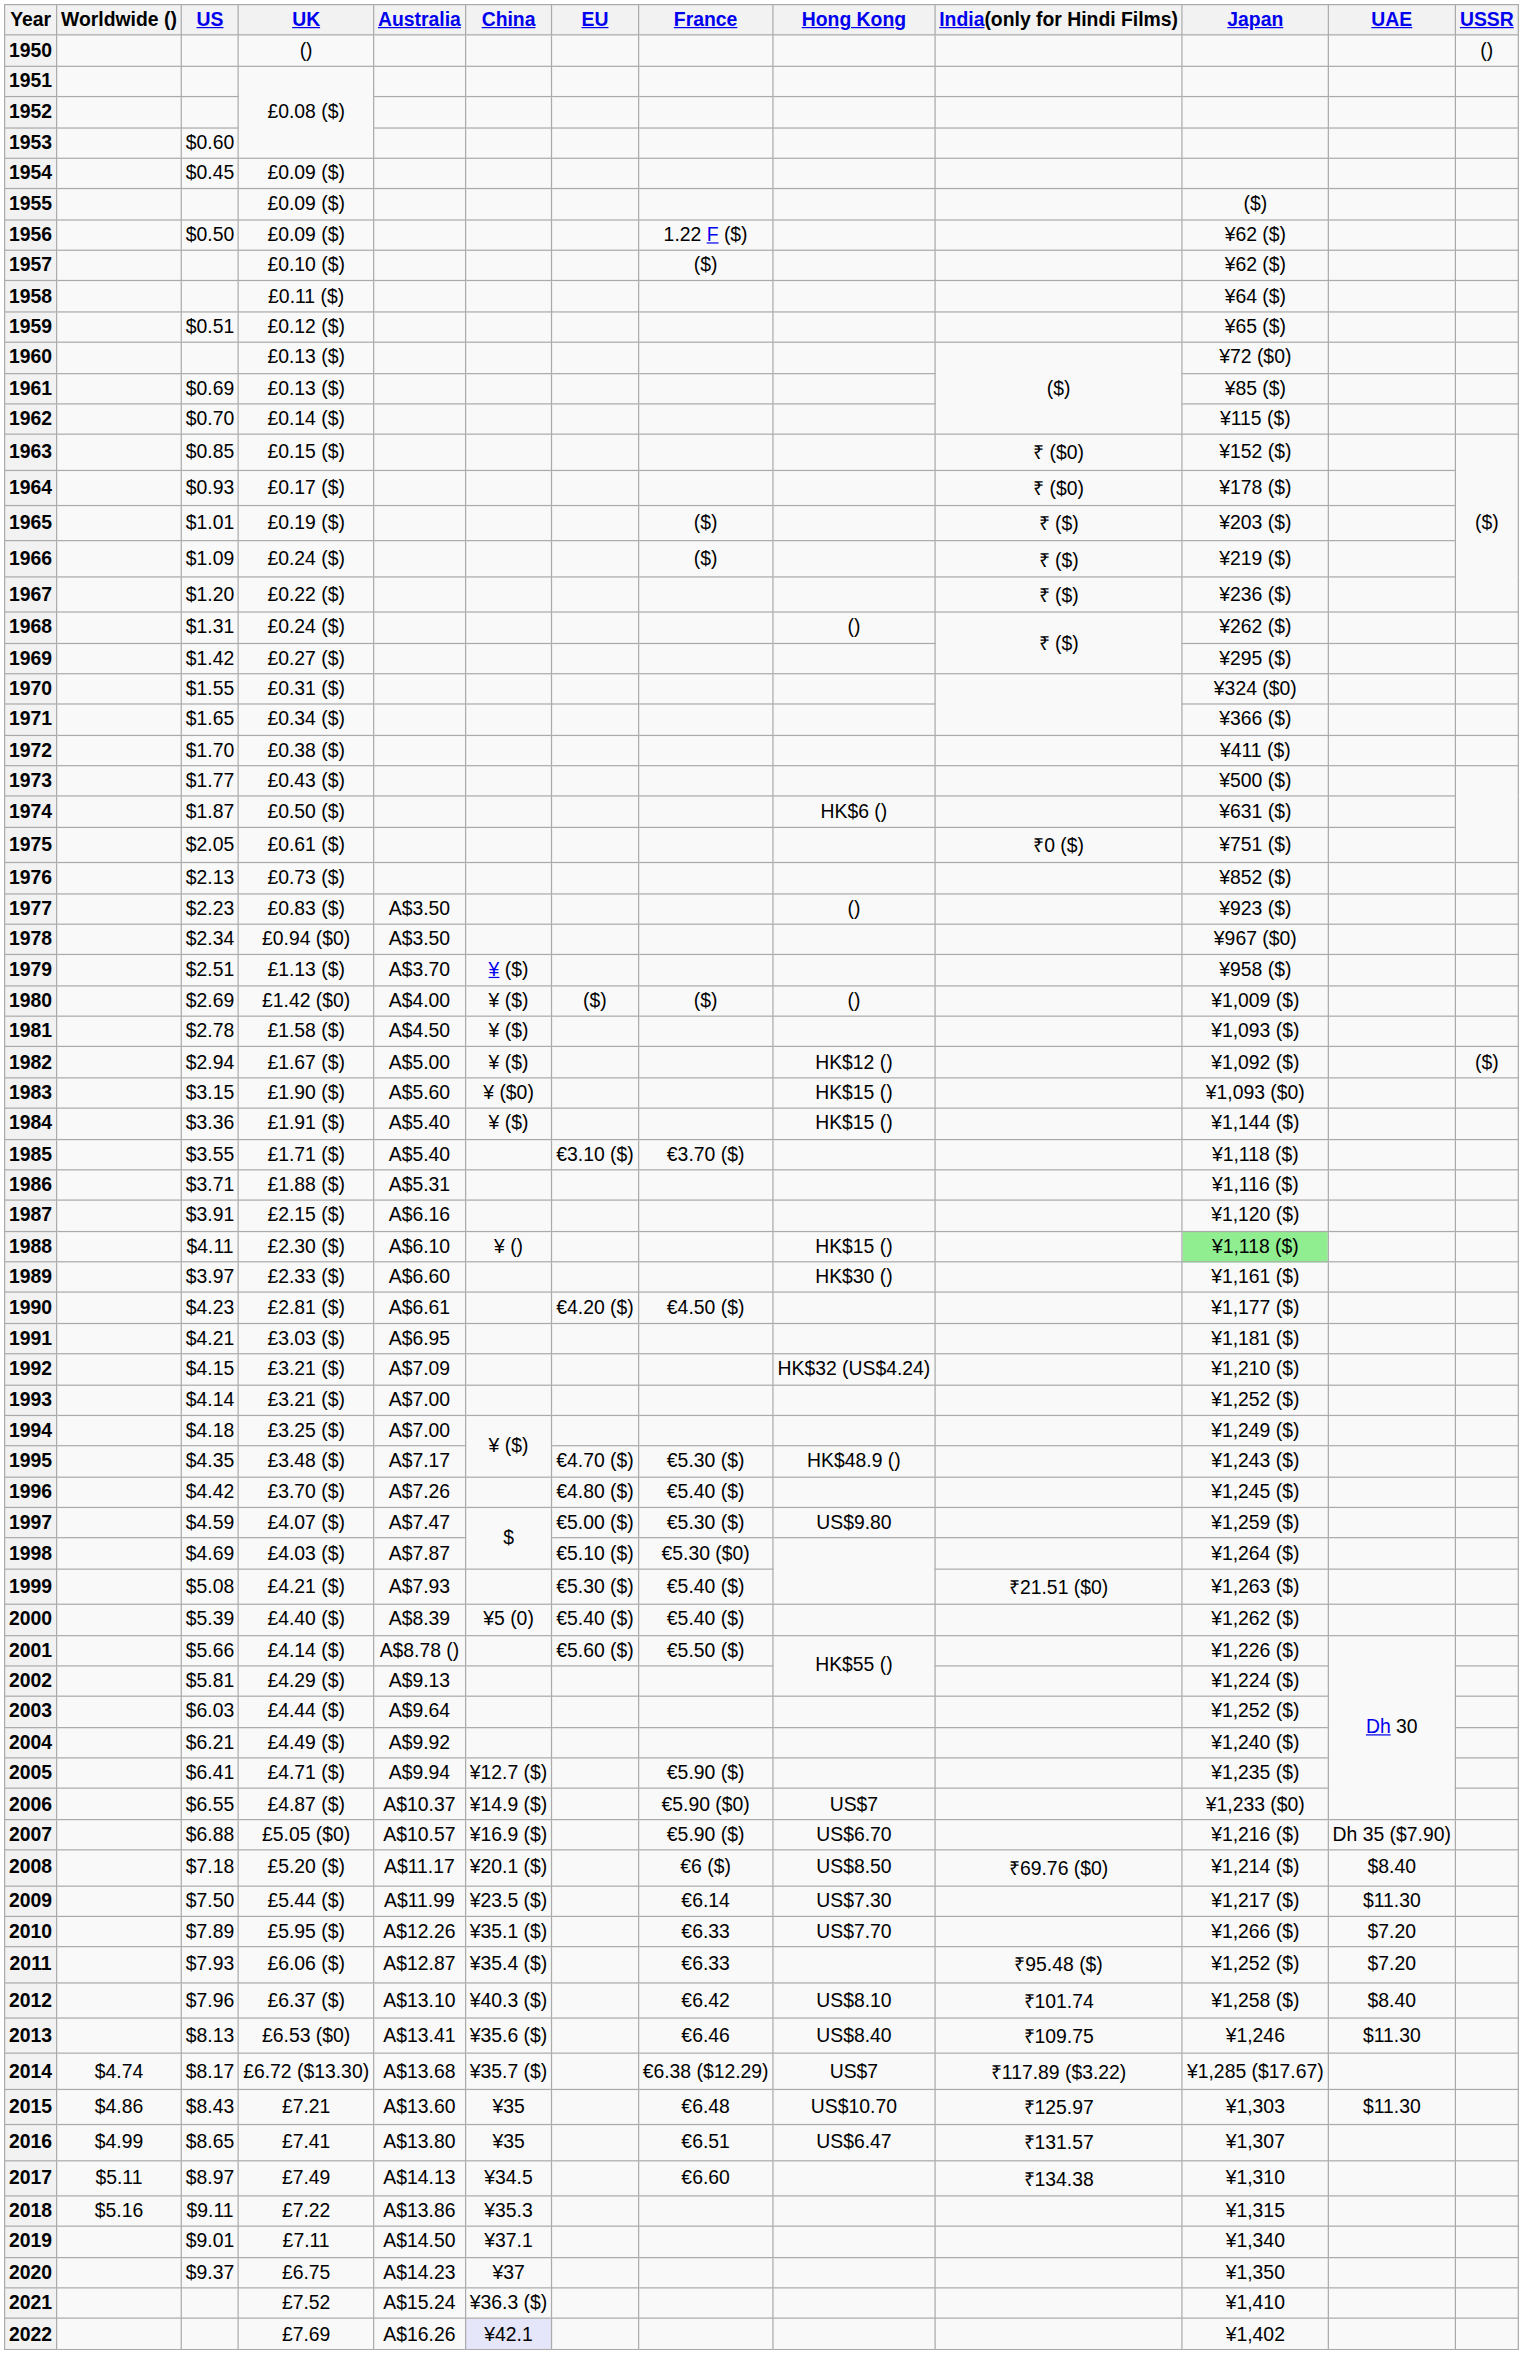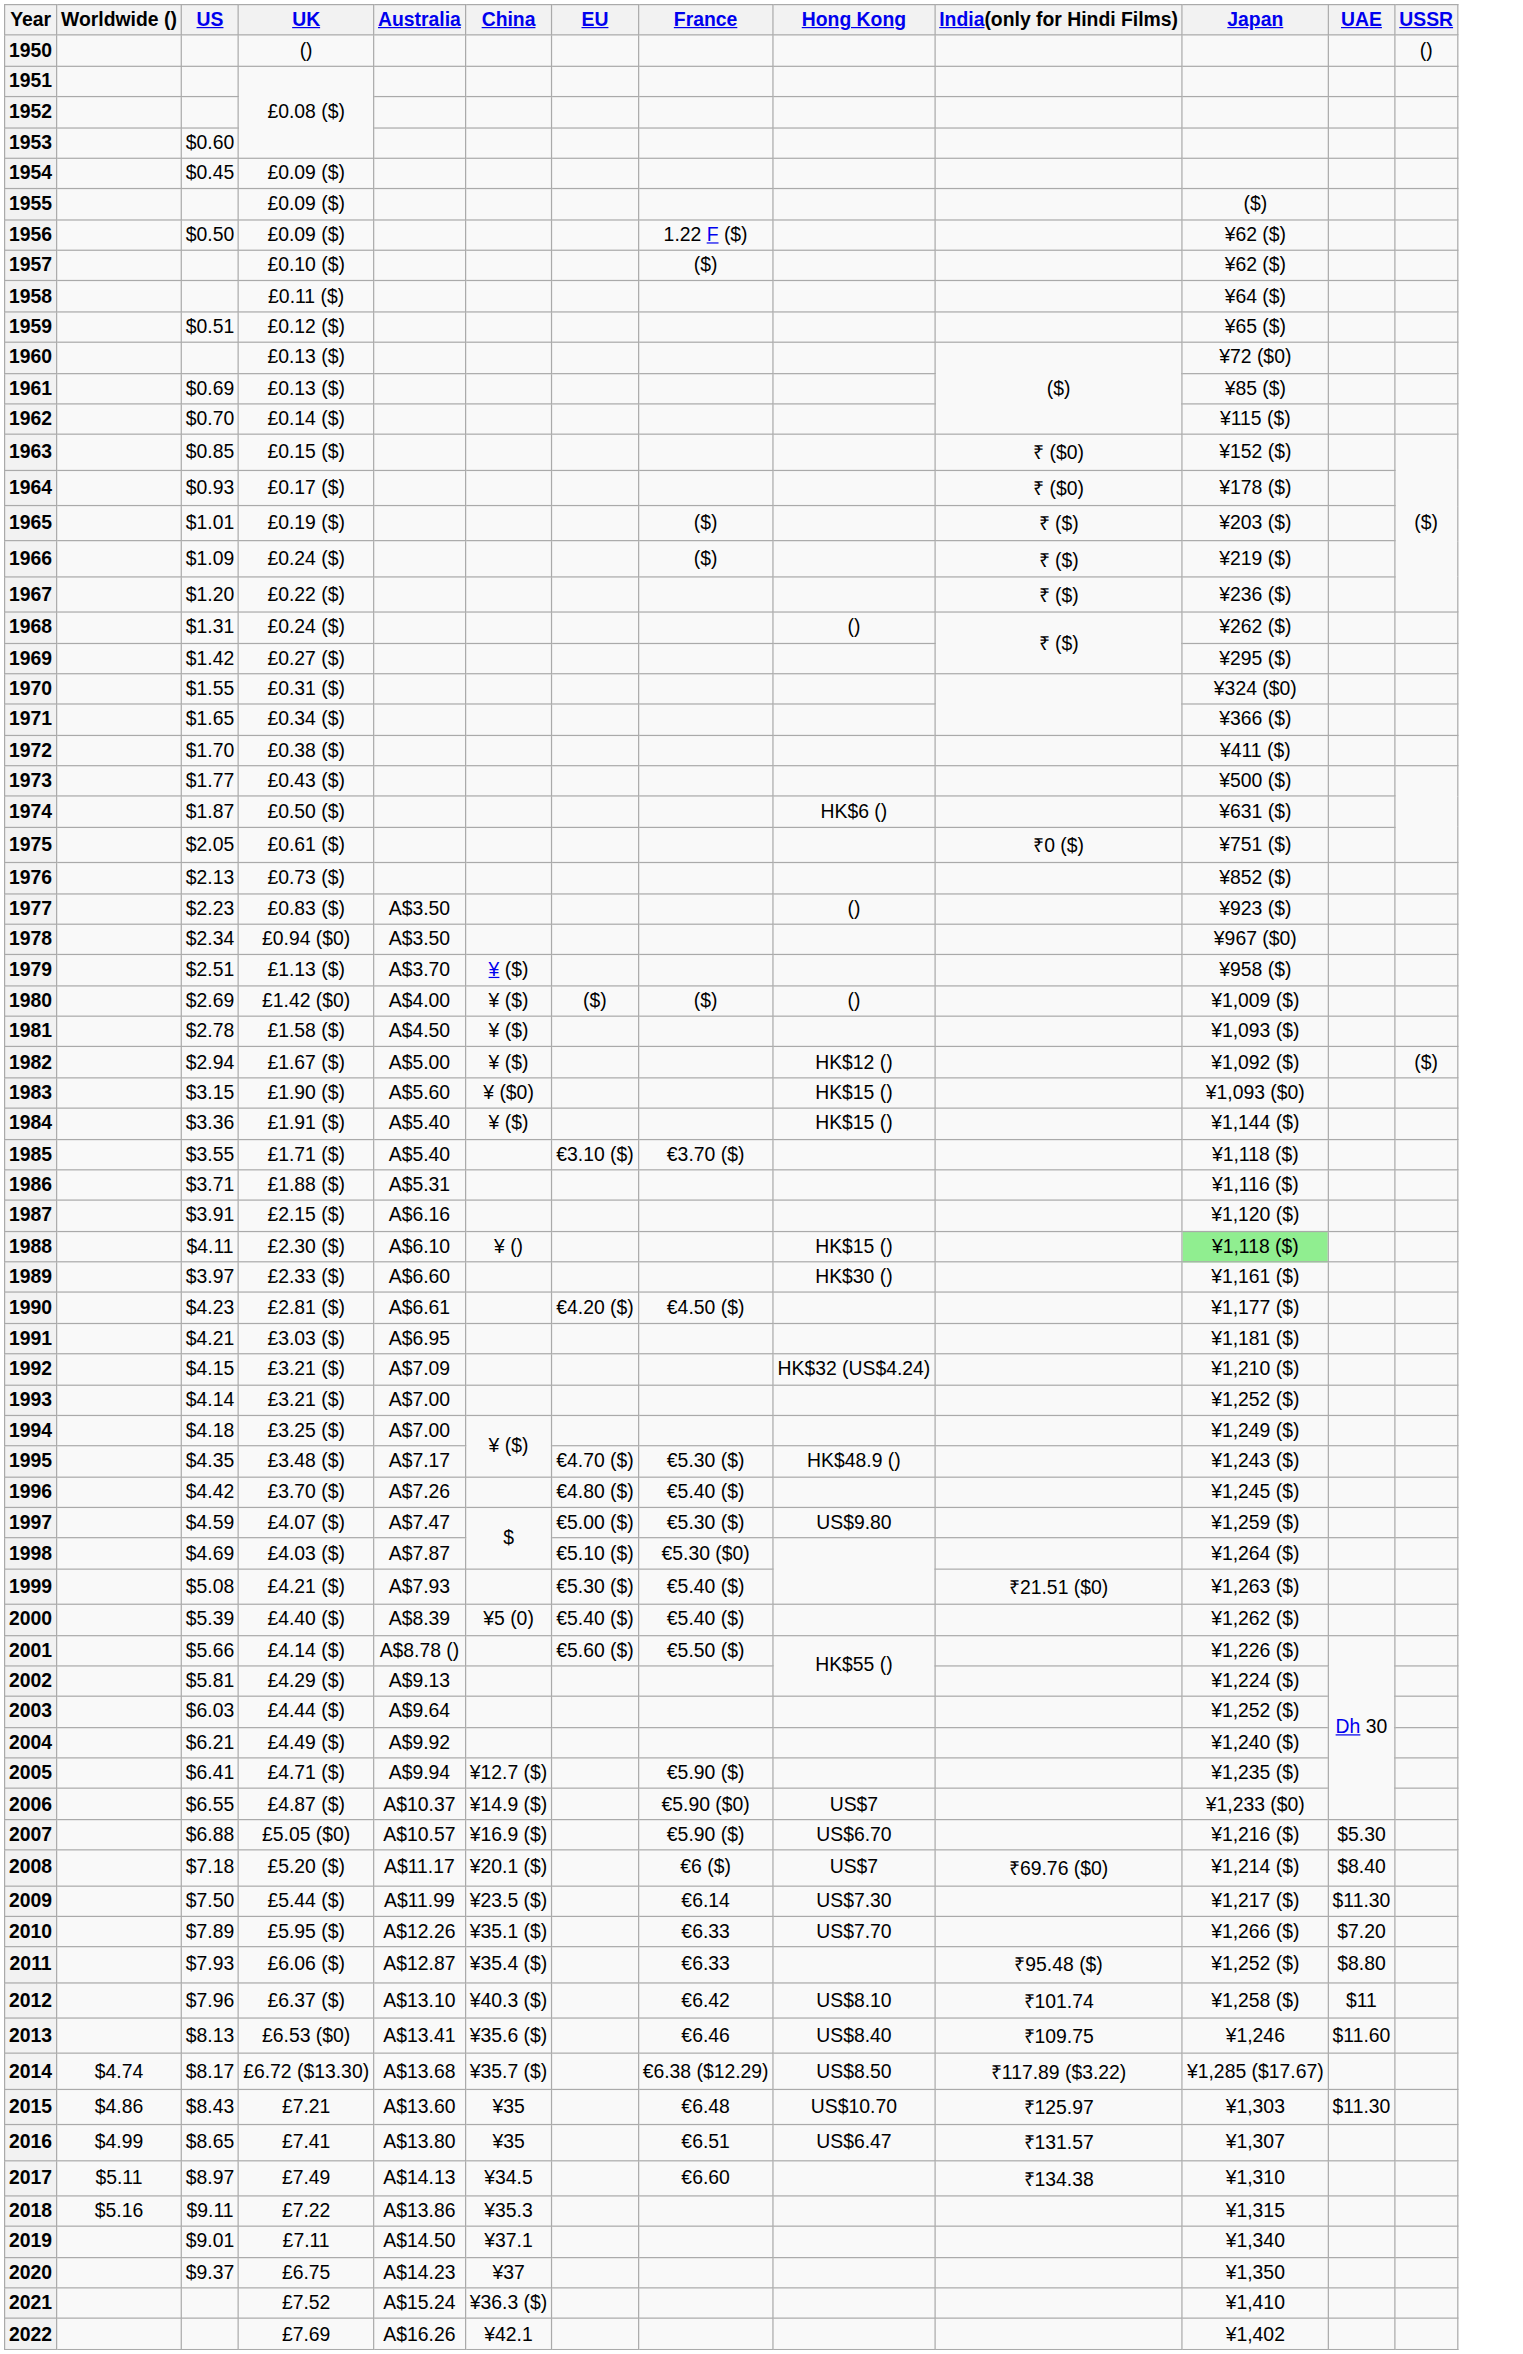(1392, 1834) Dh 35 ($7.90) -> (1361, 1834) $5.30
(854, 1867) US$8.50 -> (854, 1867) US$7
(1392, 1964) $7.20 -> (1361, 1964) $8.80
(1392, 2000) $8.40 -> (1361, 2000) $11
(1392, 2035) $11.30 -> (1361, 2035) $11.60
(854, 2071) US$7 -> (854, 2071) US$8.50
(509, 2333) lavender background -> (509, 2333) no background
